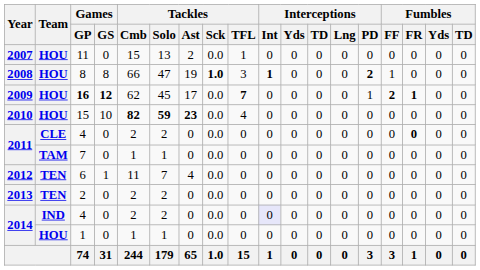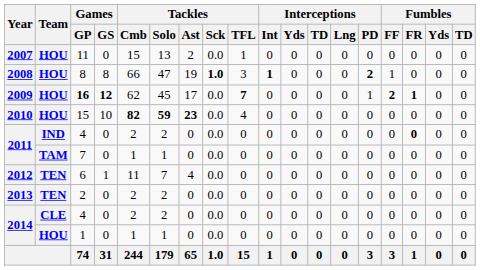(53, 134) CLE -> (53, 134) IND
(53, 214) IND -> (53, 214) CLE
(270, 214) lavender background -> (270, 214) no background
